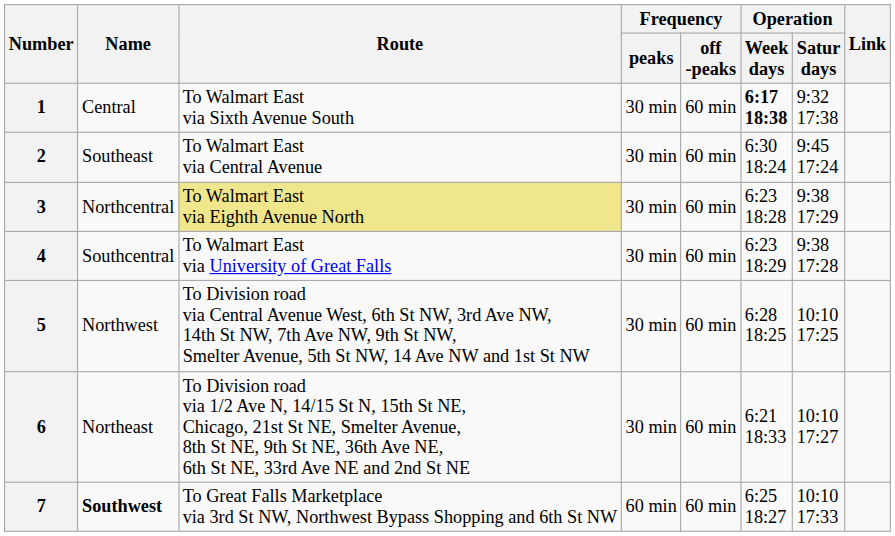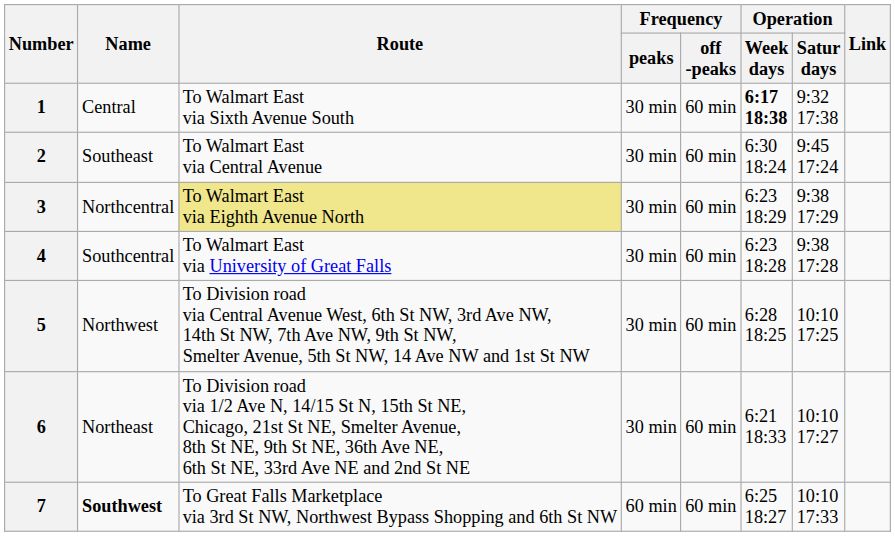(766, 206) 6:23 18:28 -> (766, 206) 6:23 18:29
(766, 255) 6:23 18:29 -> (766, 255) 6:23 18:28
